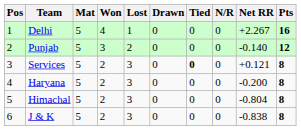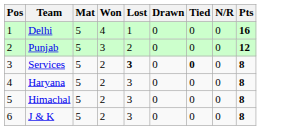- column: (256, 13)
(129, 64) normal -> (129, 64) bold
